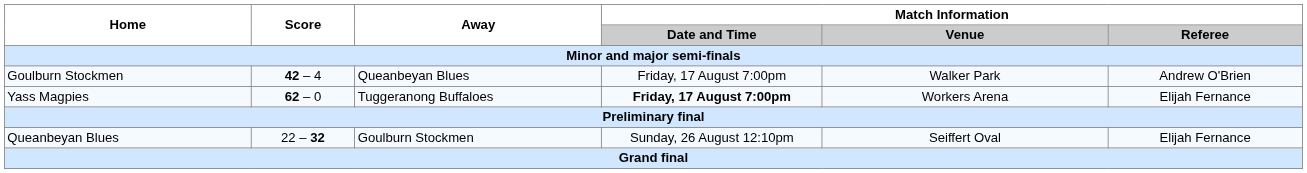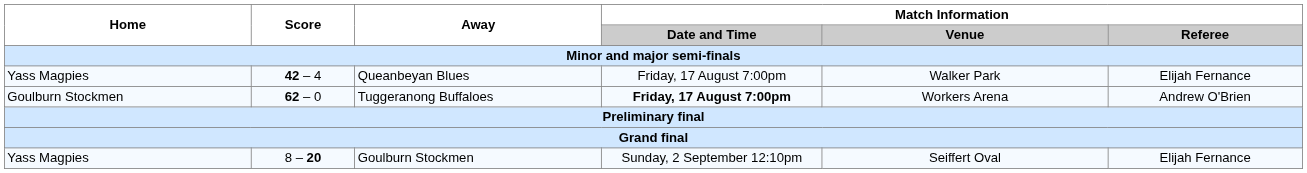(65, 76) Goulburn Stockmen -> (48, 76) Yass Magpies
(1205, 76) Andrew O'Brien -> (1205, 76) Elijah Fernance
(48, 96) Yass Magpies -> (65, 96) Goulburn Stockmen
(1205, 96) Elijah Fernance -> (1205, 96) Andrew O'Brien
- row: (303, 137)
+ row: (303, 158)
